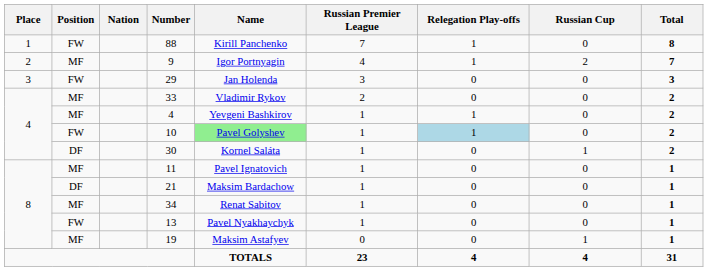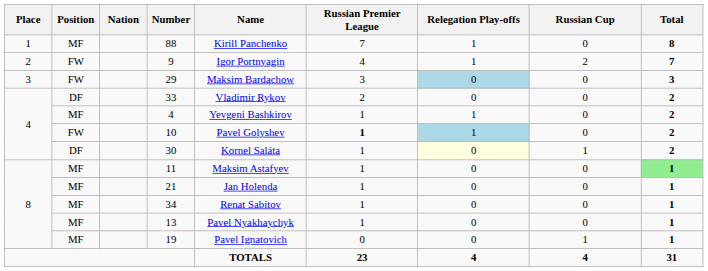(76, 44) FW -> (76, 44) MF
(76, 61) MF -> (76, 61) FW
(251, 79) Jan Holenda -> (251, 79) Maksim Bardachow
(474, 79) no background -> (474, 79) lightblue background
(76, 97) MF -> (76, 97) DF
(251, 133) lightgreen background -> (251, 133) no background
(362, 133) normal -> (362, 133) bold
(474, 150) no background -> (474, 150) lightyellow background
(251, 168) Pavel Ignatovich -> (251, 168) Maksim Astafyev
(672, 168) no background -> (672, 168) lightgreen background
(76, 186) DF -> (76, 186) MF
(251, 186) Maksim Bardachow -> (251, 186) Jan Holenda
(76, 222) FW -> (76, 222) MF
(251, 239) Maksim Astafyev -> (251, 239) Pavel Ignatovich
